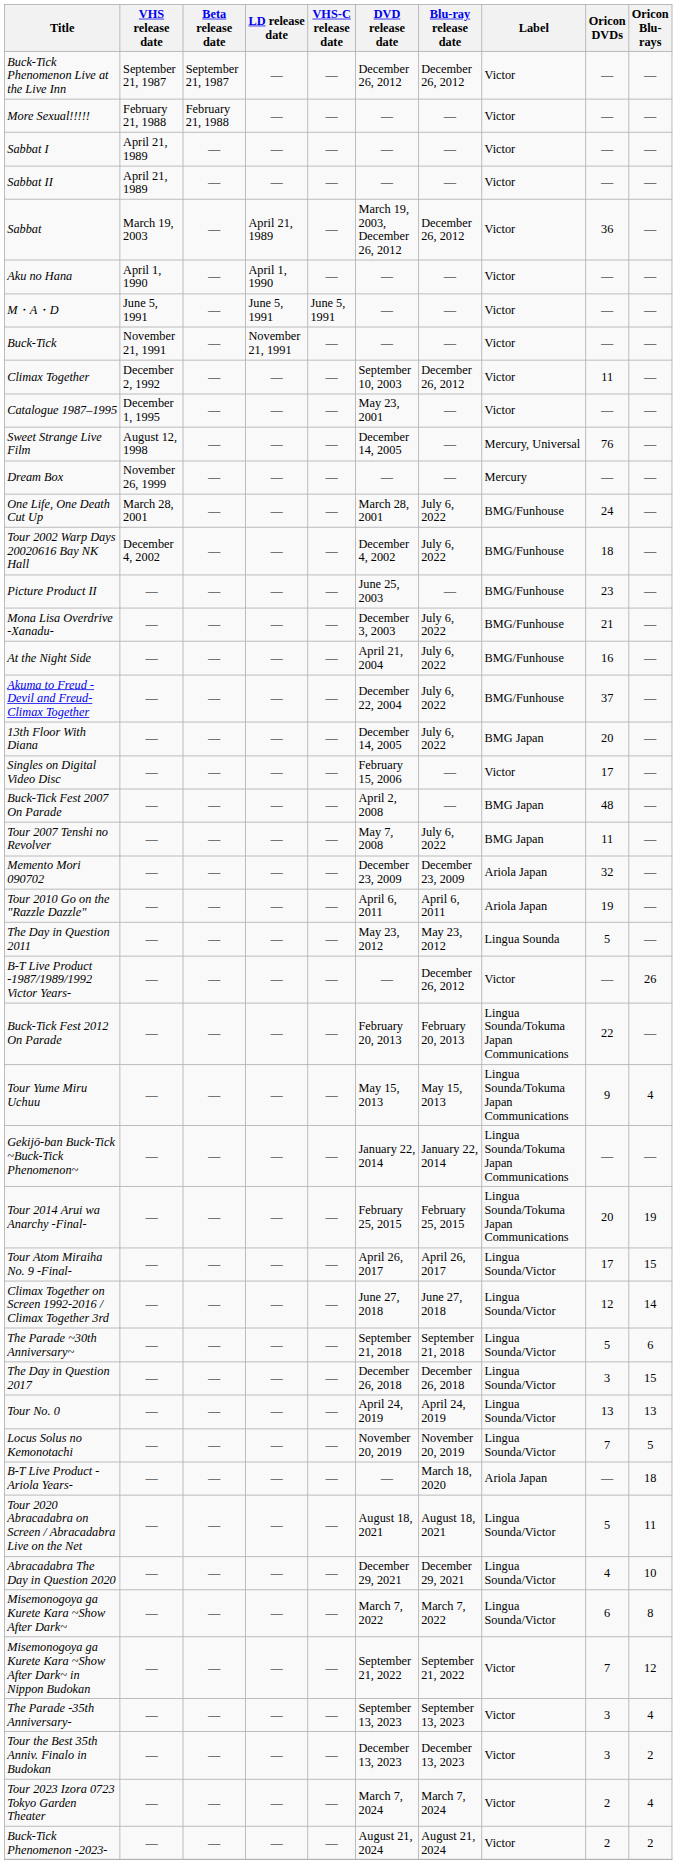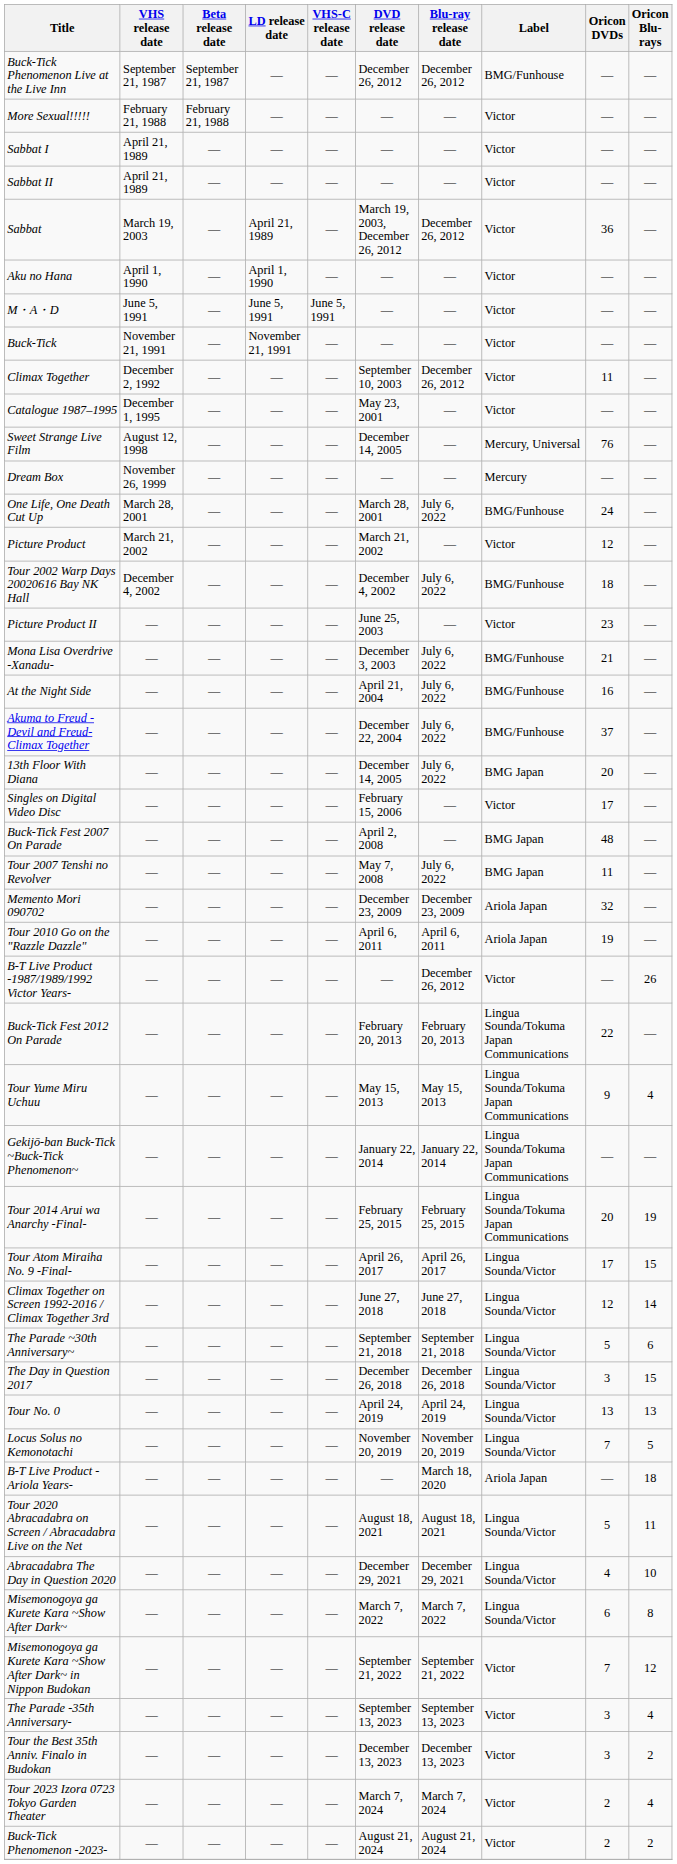(500, 75) Victor -> (524, 75) BMG/Funhouse
+ row: (46, 544)
(524, 591) BMG/Funhouse -> (500, 624) Victor
- row: (58, 939)
